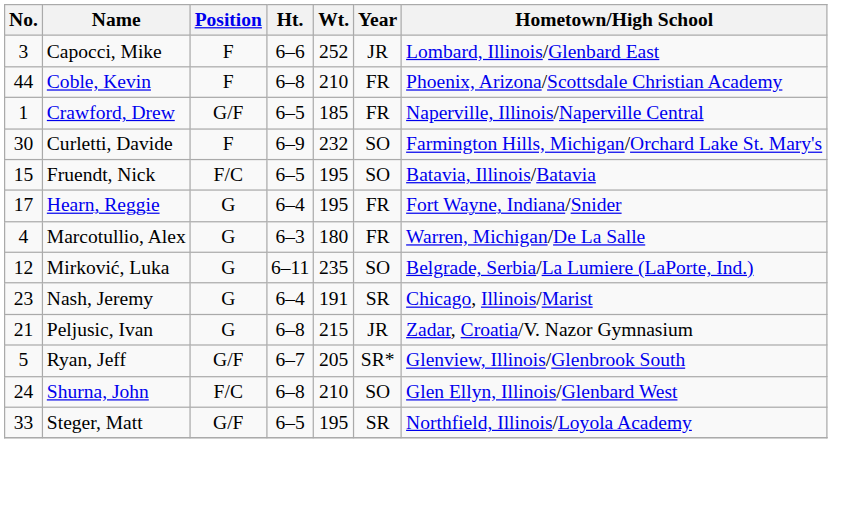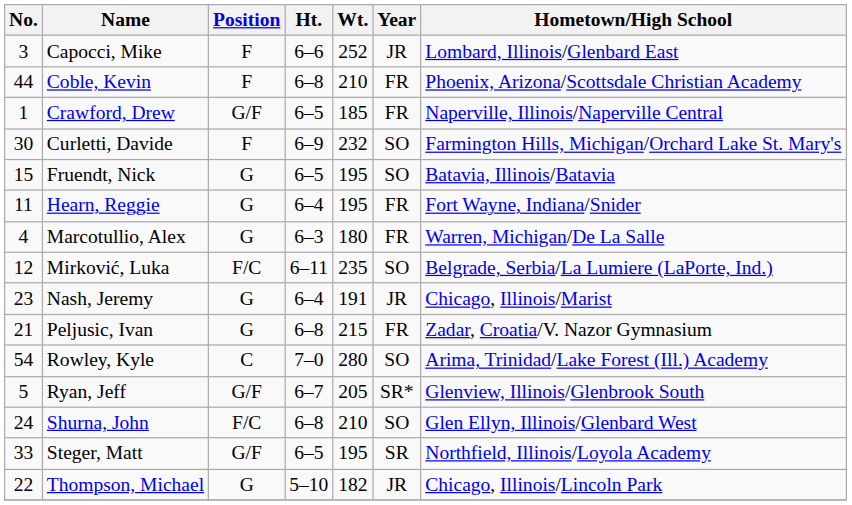(228, 174) F/C -> (247, 174) G
(23, 205) 17 -> (23, 205) 11
(228, 267) G -> (247, 267) F/C
(378, 298) SR -> (397, 298) JR
(378, 329) JR -> (397, 329) FR
+ row: (100, 360)
+ row: (125, 484)
